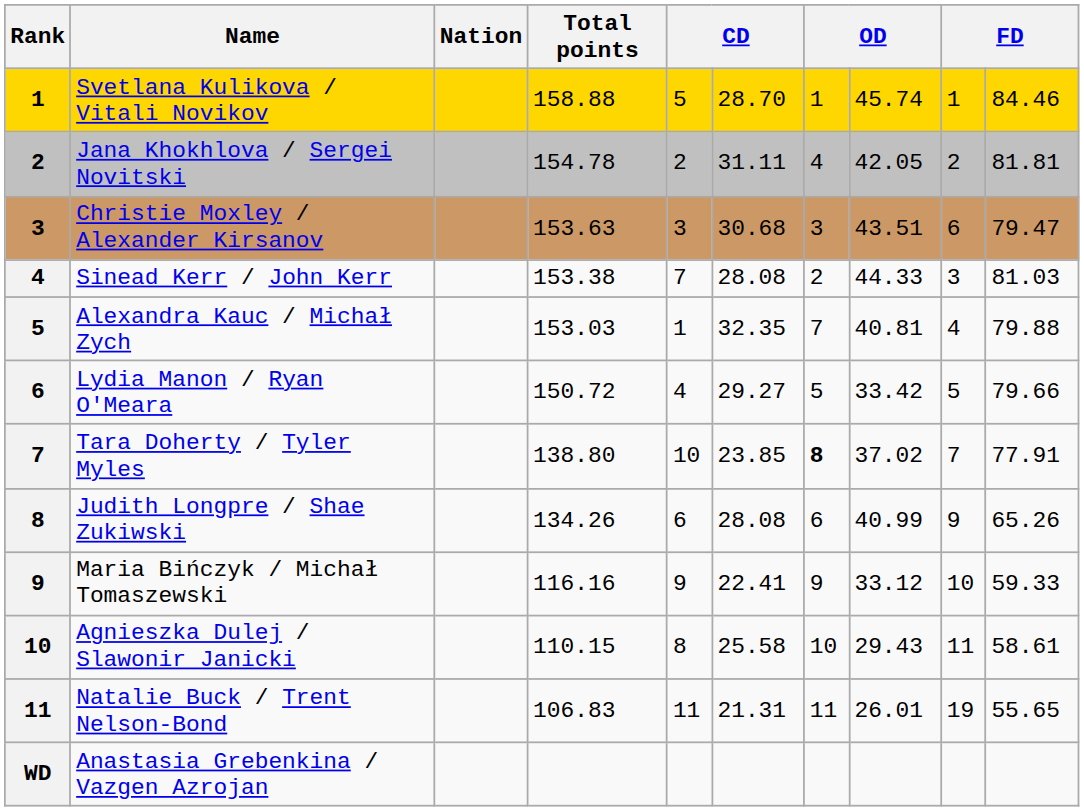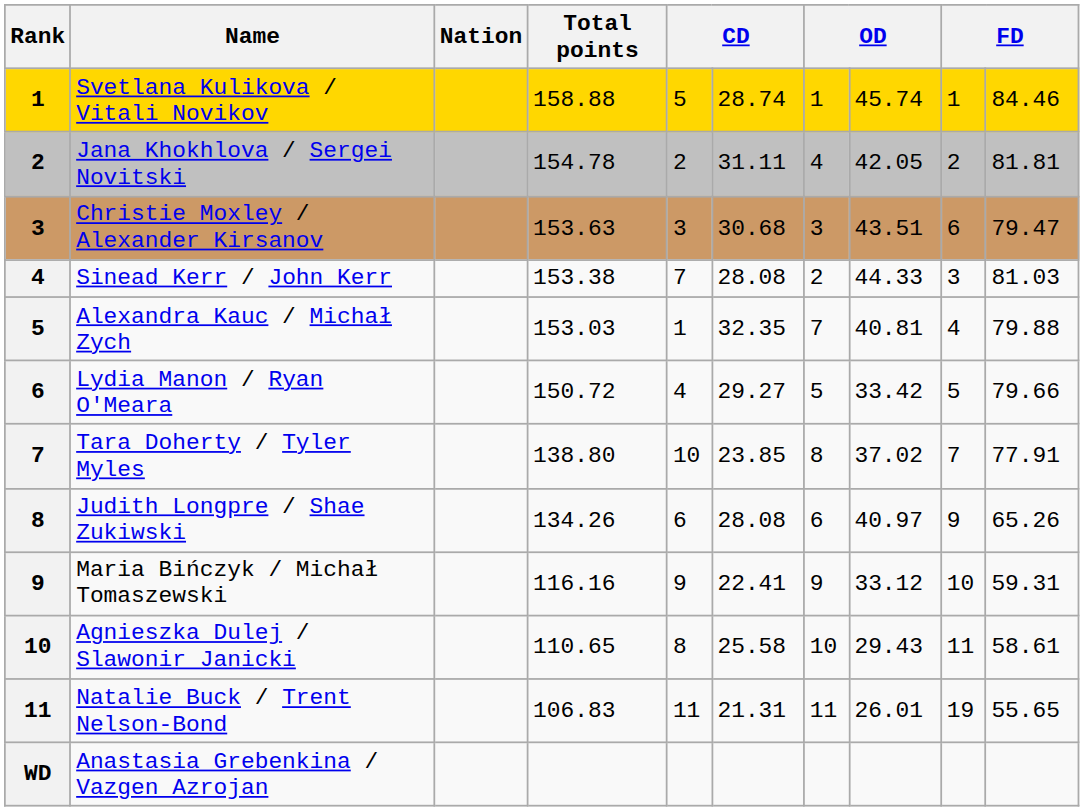(752, 100) 28.70 -> (752, 100) 28.74
(817, 456) bold -> (817, 456) normal
(889, 520) 40.99 -> (889, 520) 40.97
(1026, 584) 59.33 -> (1026, 584) 59.31
(574, 647) 110.15 -> (574, 647) 110.65
